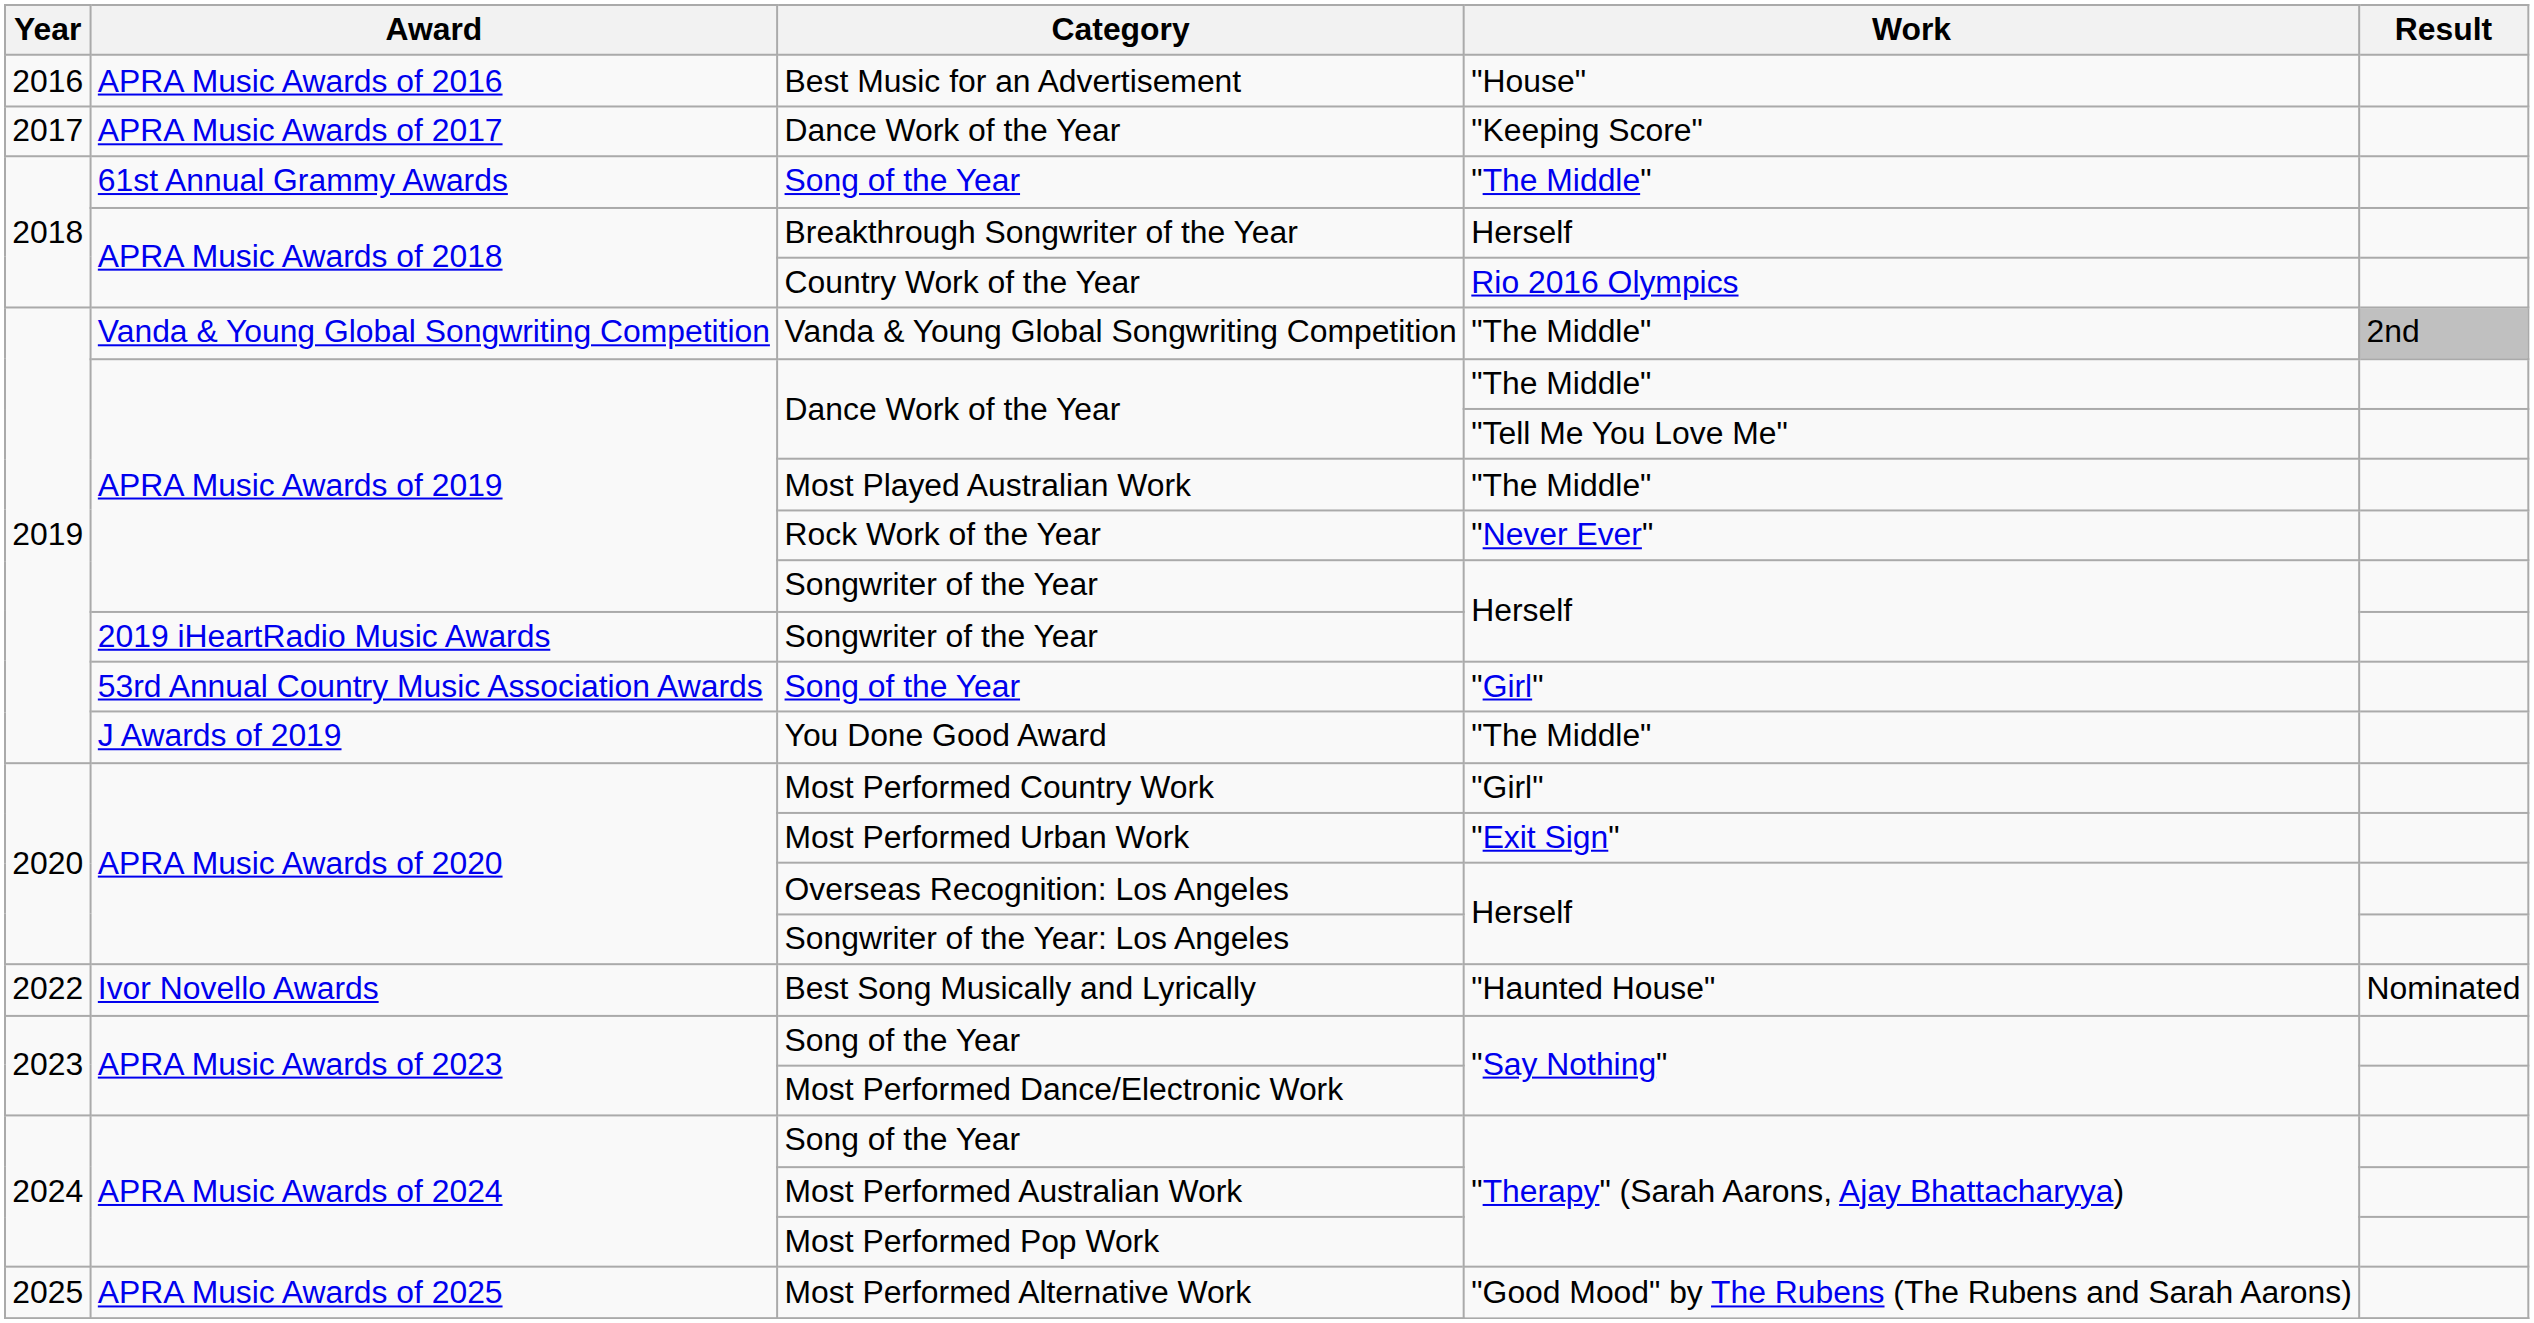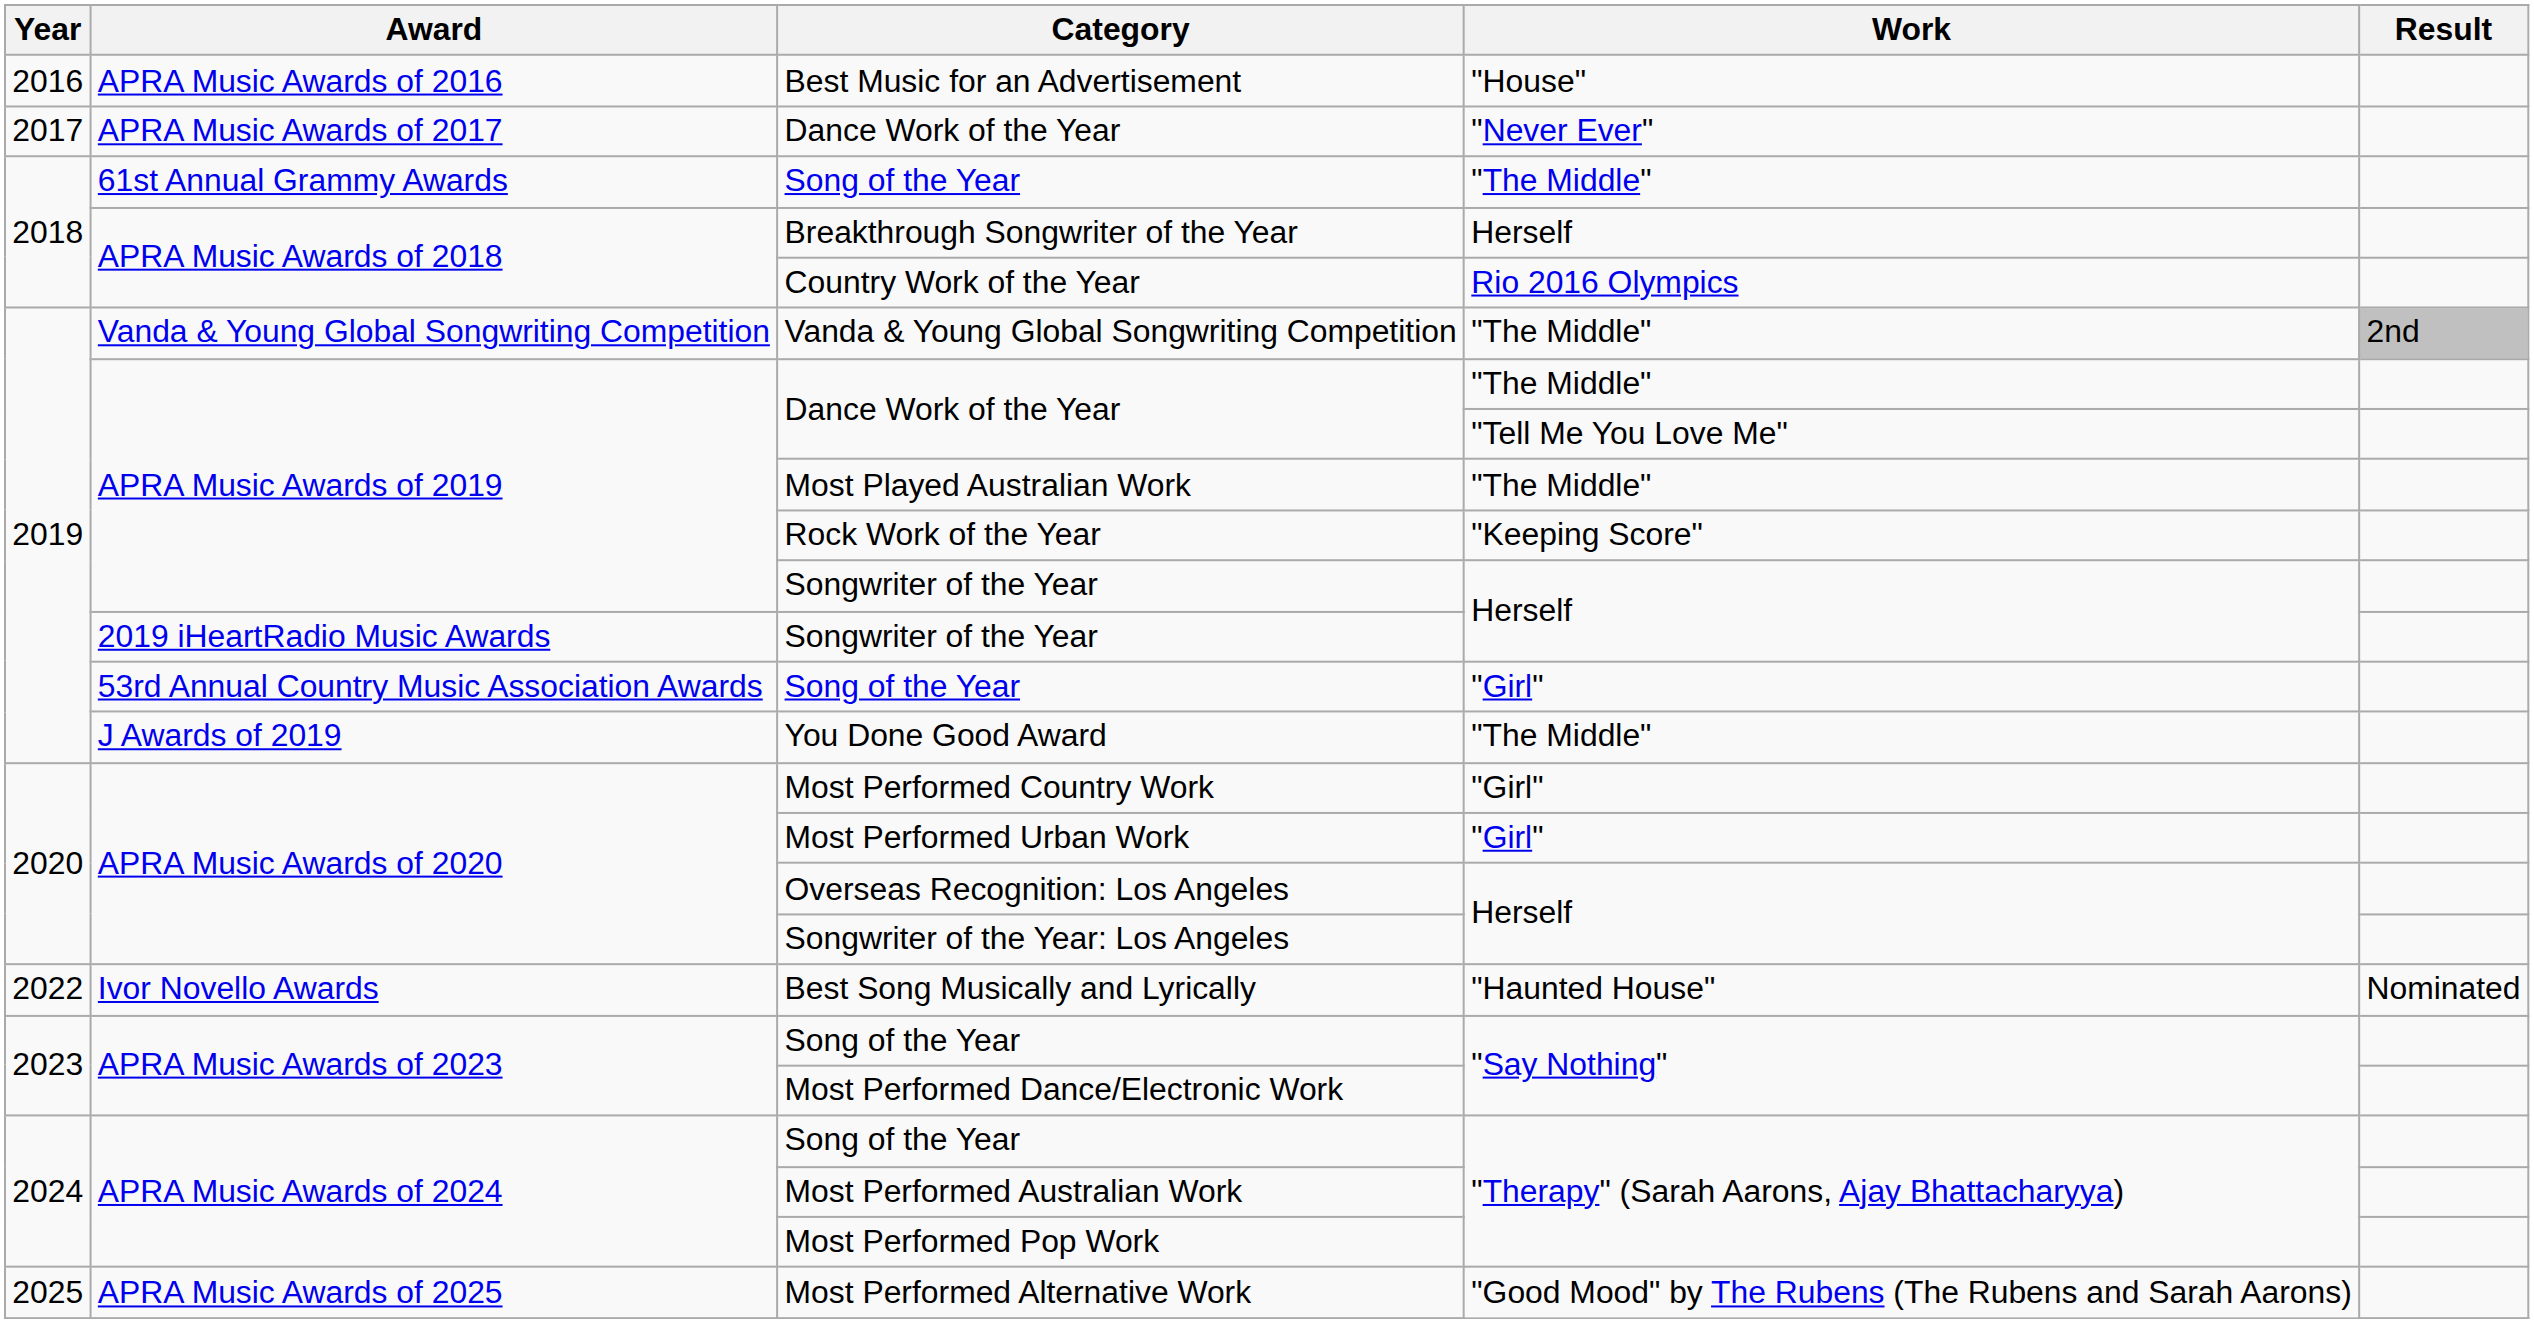(1587, 130) "Keeping Score" -> (1562, 130) "Never Ever"
(1562, 534) "Never Ever" -> (1587, 534) "Keeping Score"
(1545, 837) "Exit Sign" -> (1507, 837) "Girl"
